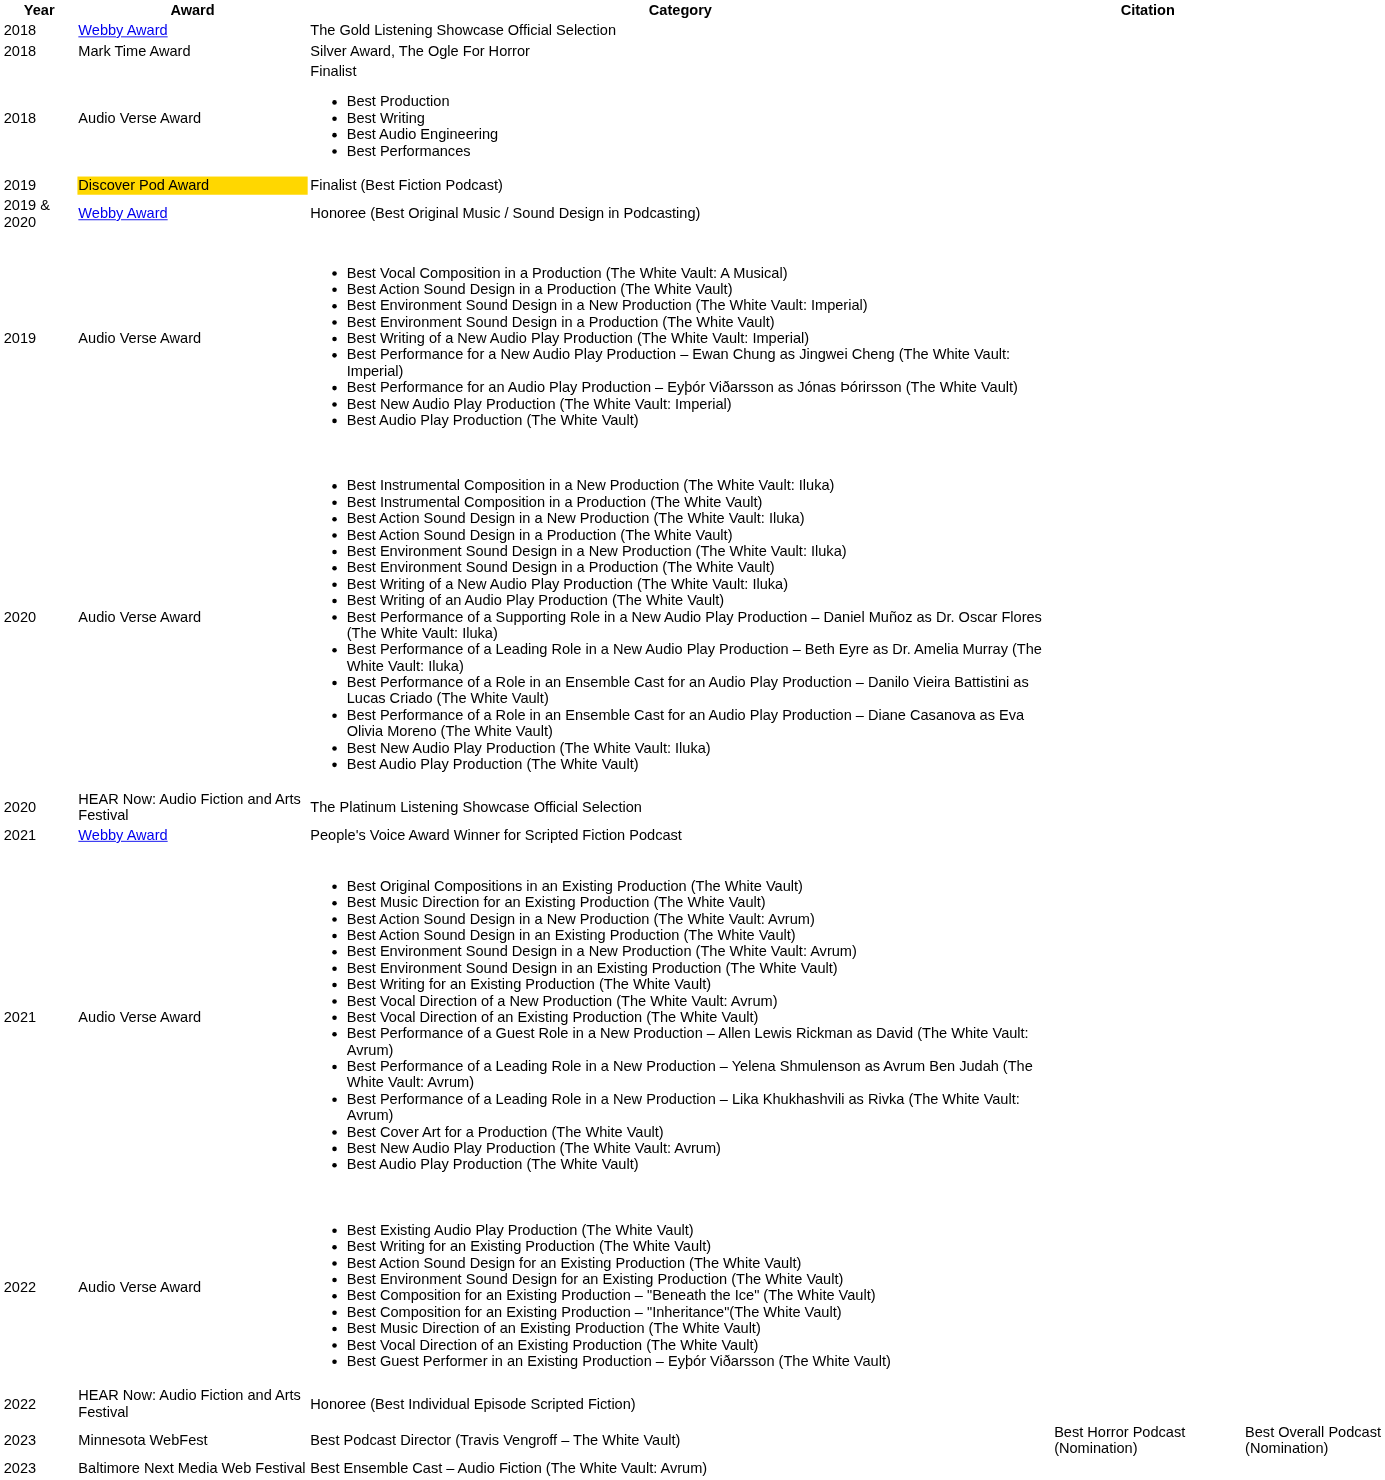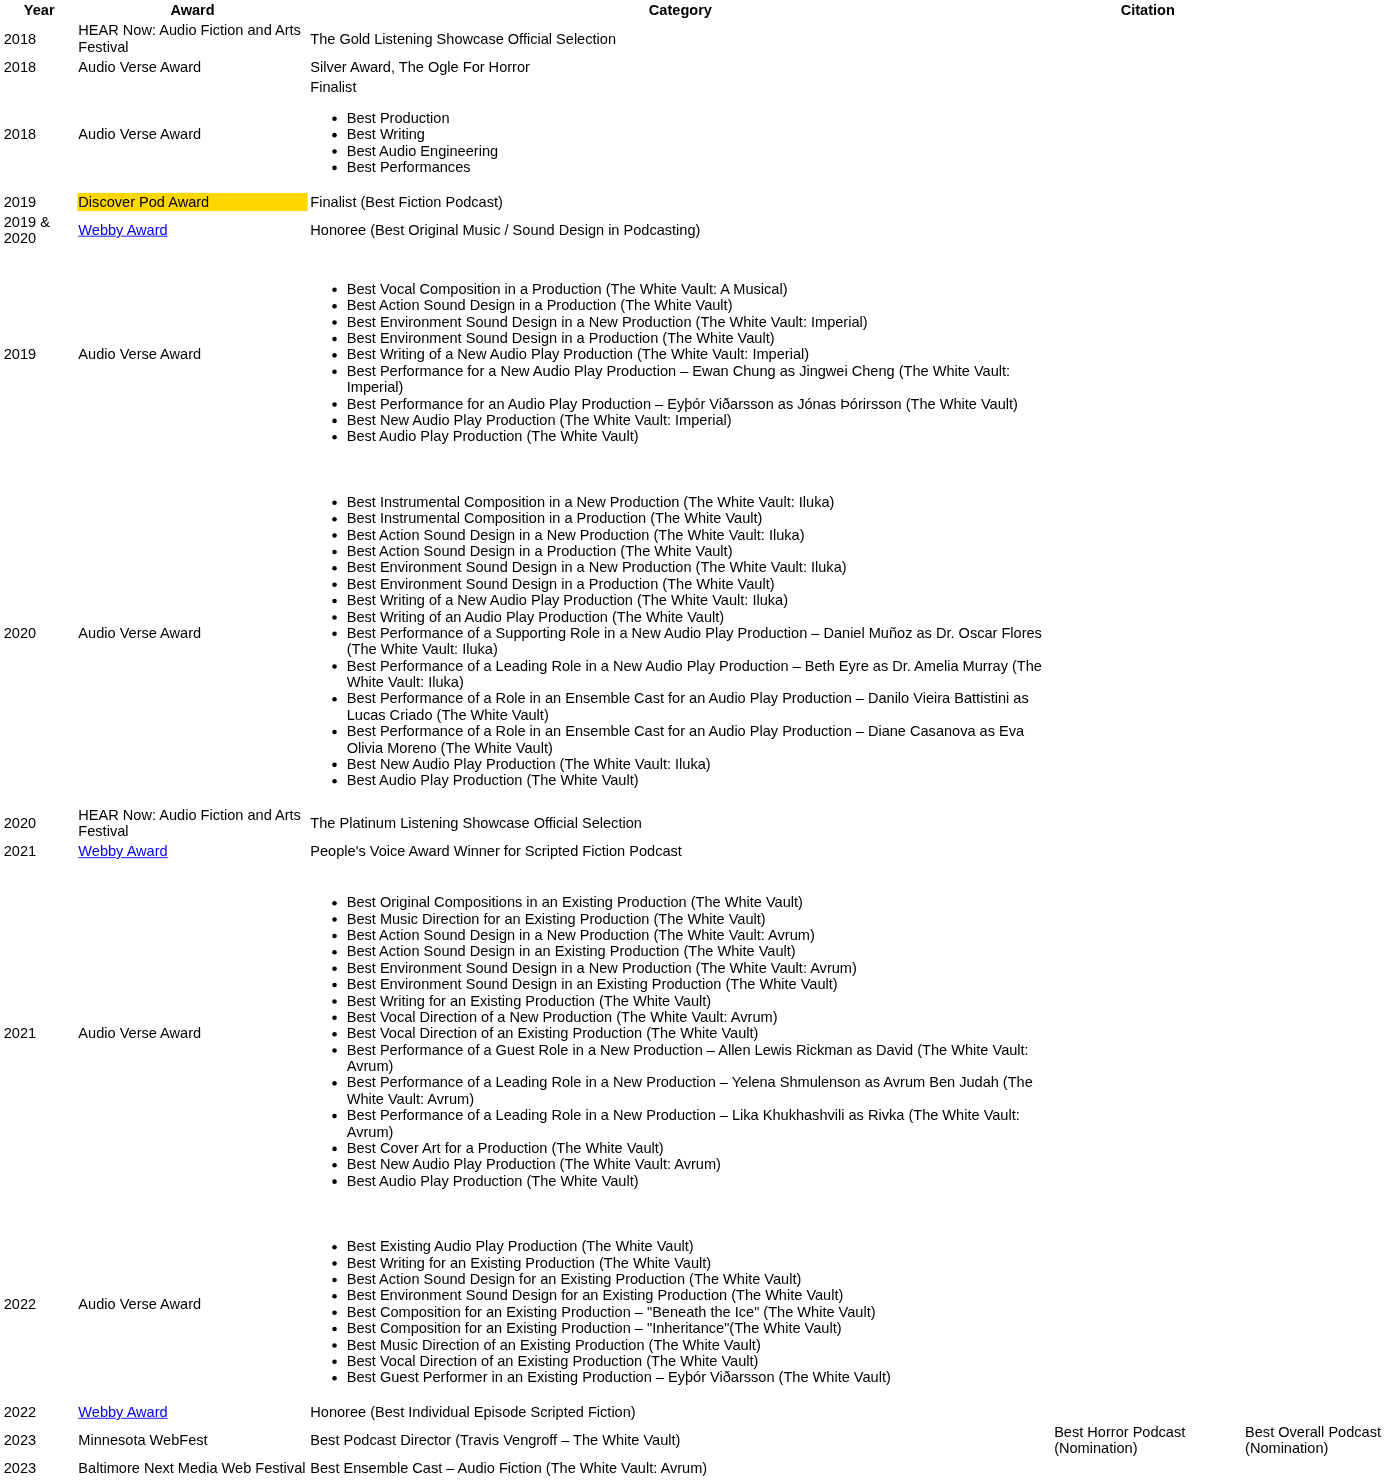(123, 30) Webby Award -> (190, 39) HEAR Now: Audio Fiction and Arts Festival
(134, 51) Mark Time Award -> (140, 67) Audio Verse Award
(190, 1404) HEAR Now: Audio Fiction and Arts Festival -> (123, 1412) Webby Award
